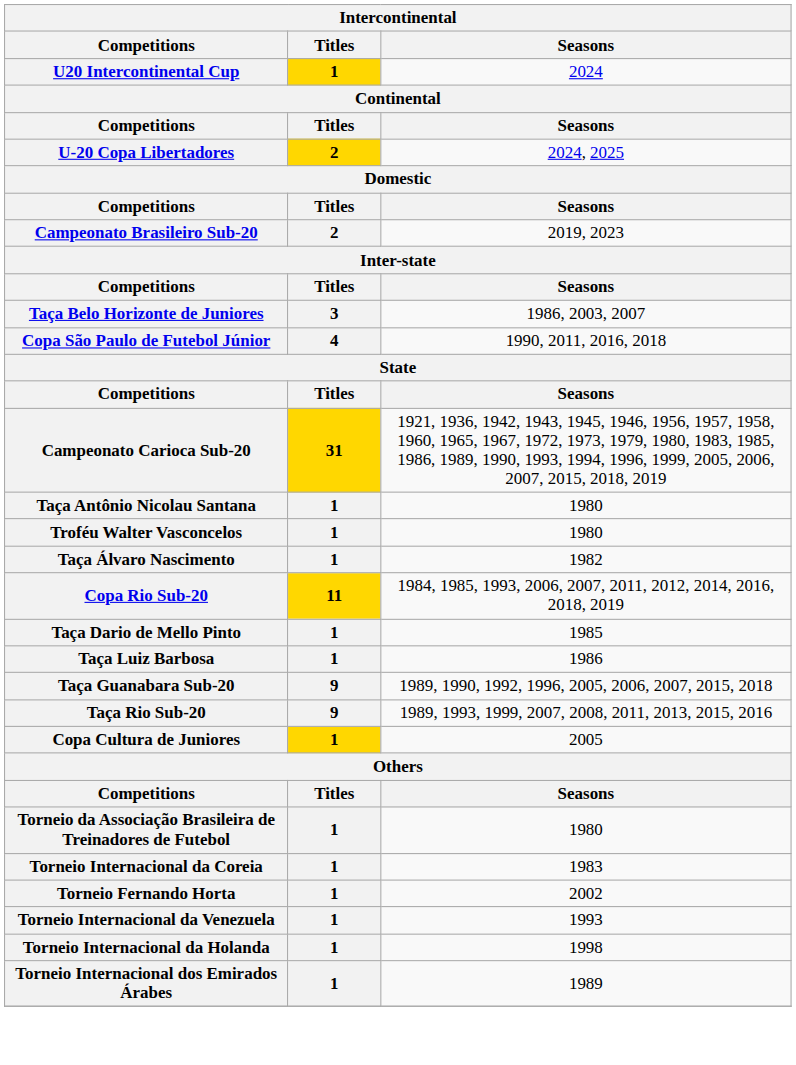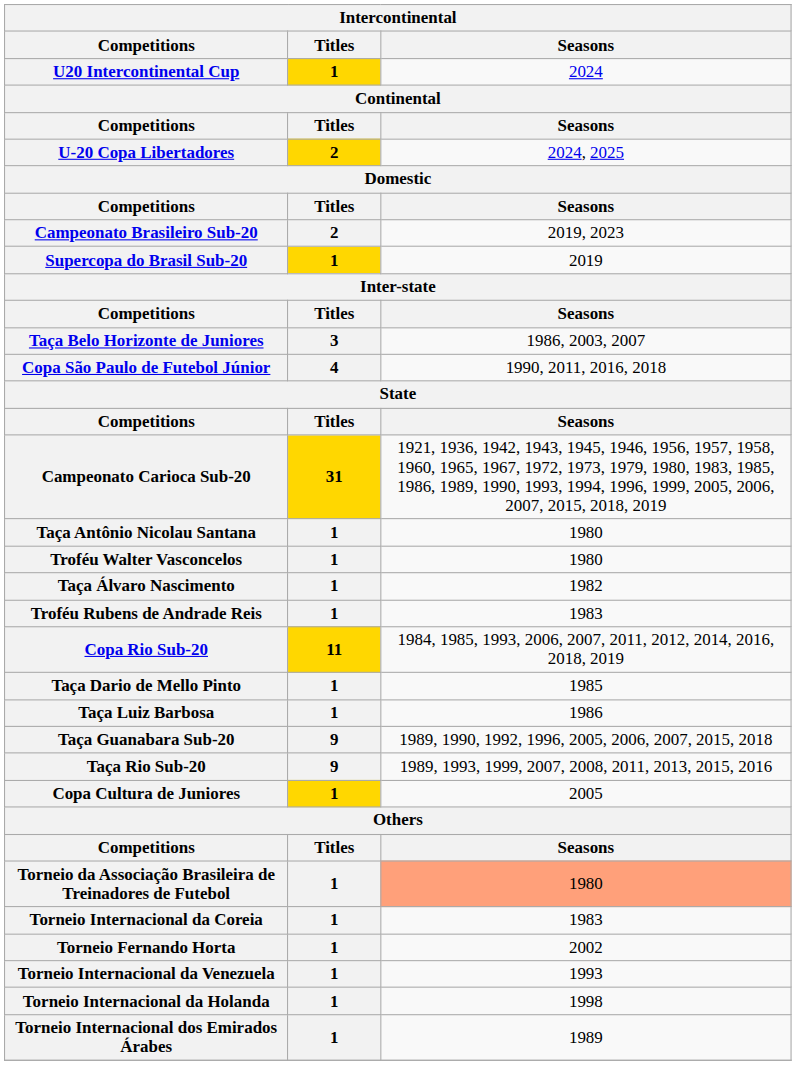+ row: (146, 260)
+ row: (146, 613)
(586, 830) no background -> (586, 883) lightsalmon background
